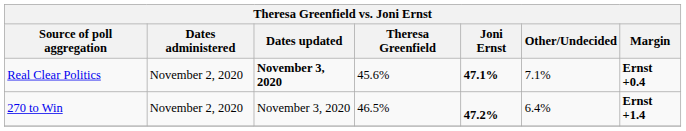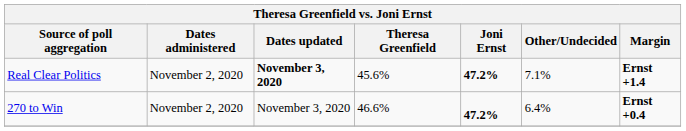(481, 75) 47.1% -> (481, 75) 47.2%
(638, 75) Ernst +0.4 -> (638, 75) Ernst +1.4
(373, 108) 46.5% -> (373, 108) 46.6%
(638, 108) Ernst +1.4 -> (638, 108) Ernst +0.4
